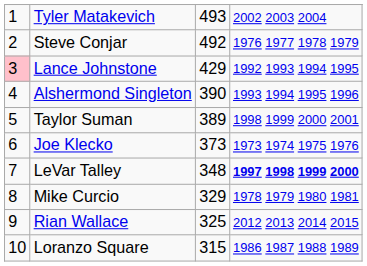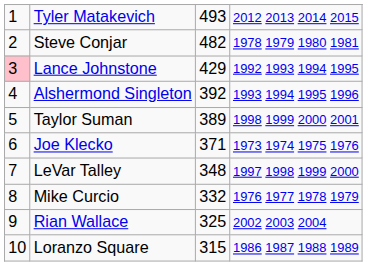(280, 17) 2002 2003 2004 -> (296, 17) 2012 2013 2014 2015
(213, 42) 492 -> (213, 42) 482
(296, 43) 1976 1977 1978 1979 -> (296, 43) 1978 1979 1980 1981
(213, 94) 390 -> (213, 94) 392
(213, 145) 373 -> (213, 145) 371
(296, 171) bold -> (296, 171) normal
(213, 196) 329 -> (213, 196) 332
(296, 197) 1978 1979 1980 1981 -> (296, 197) 1976 1977 1978 1979
(296, 222) 2012 2013 2014 2015 -> (280, 222) 2002 2003 2004
